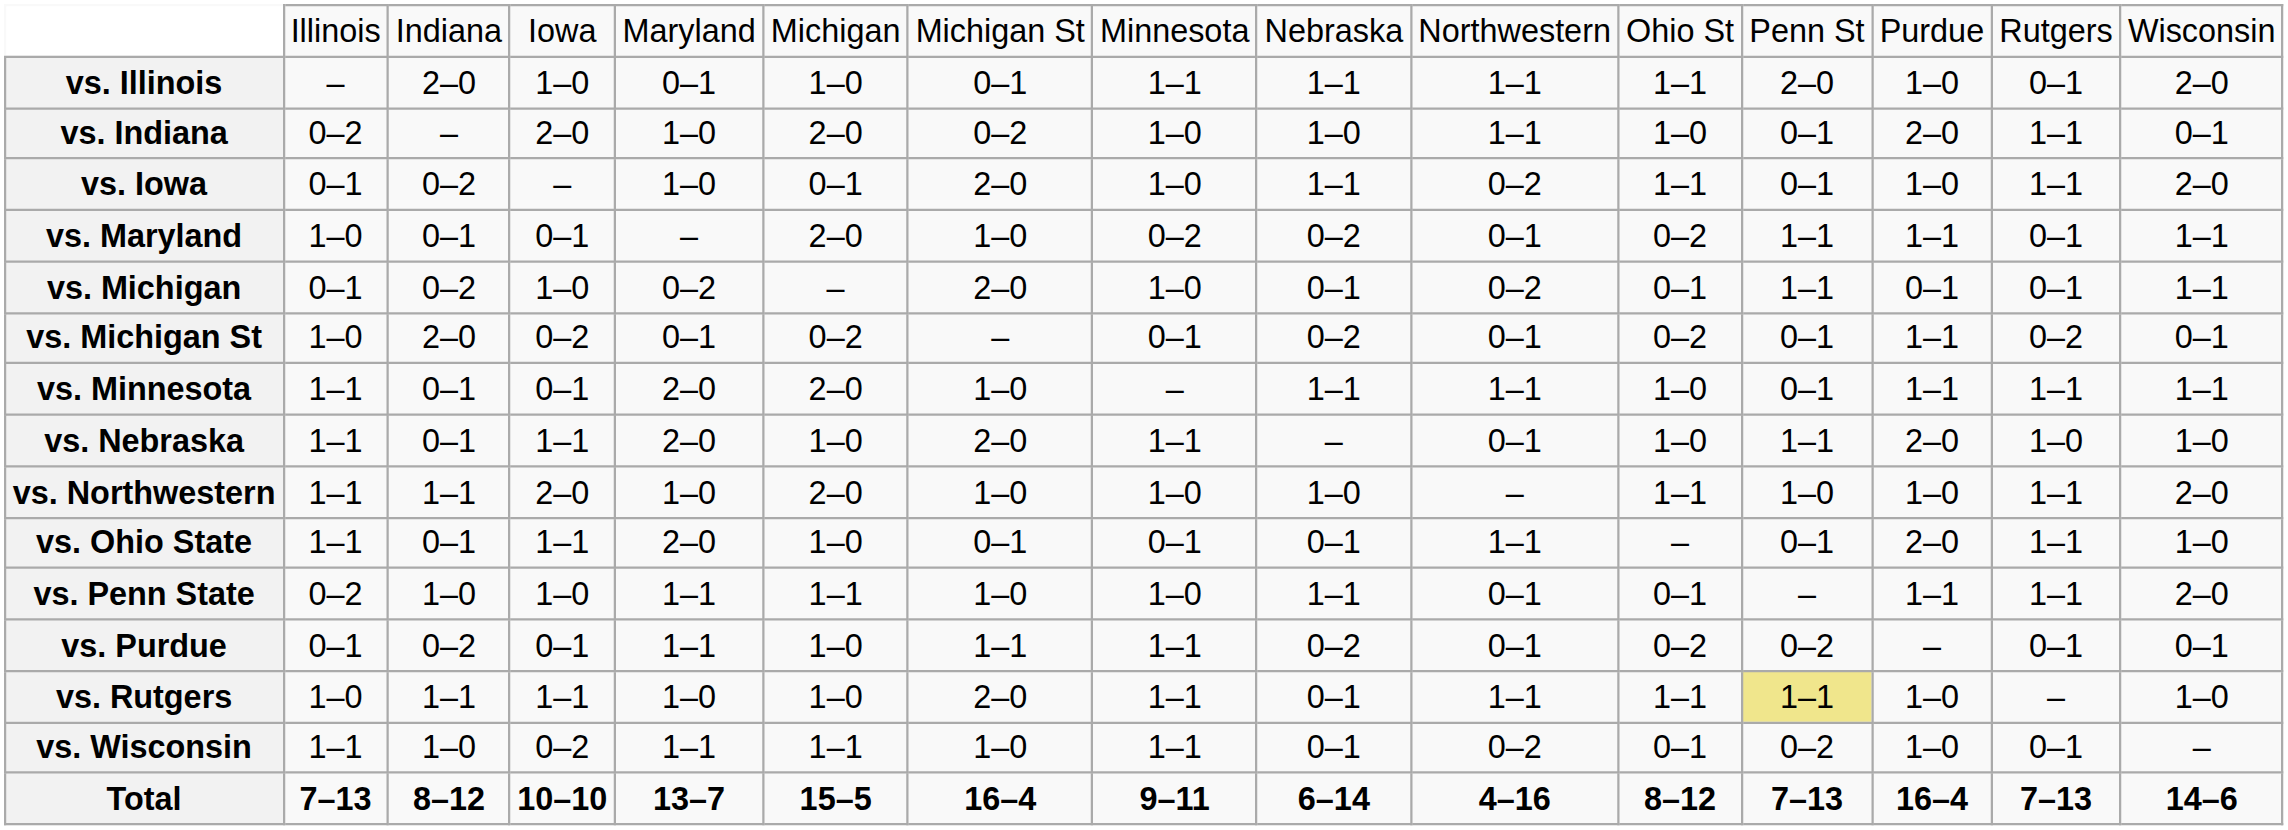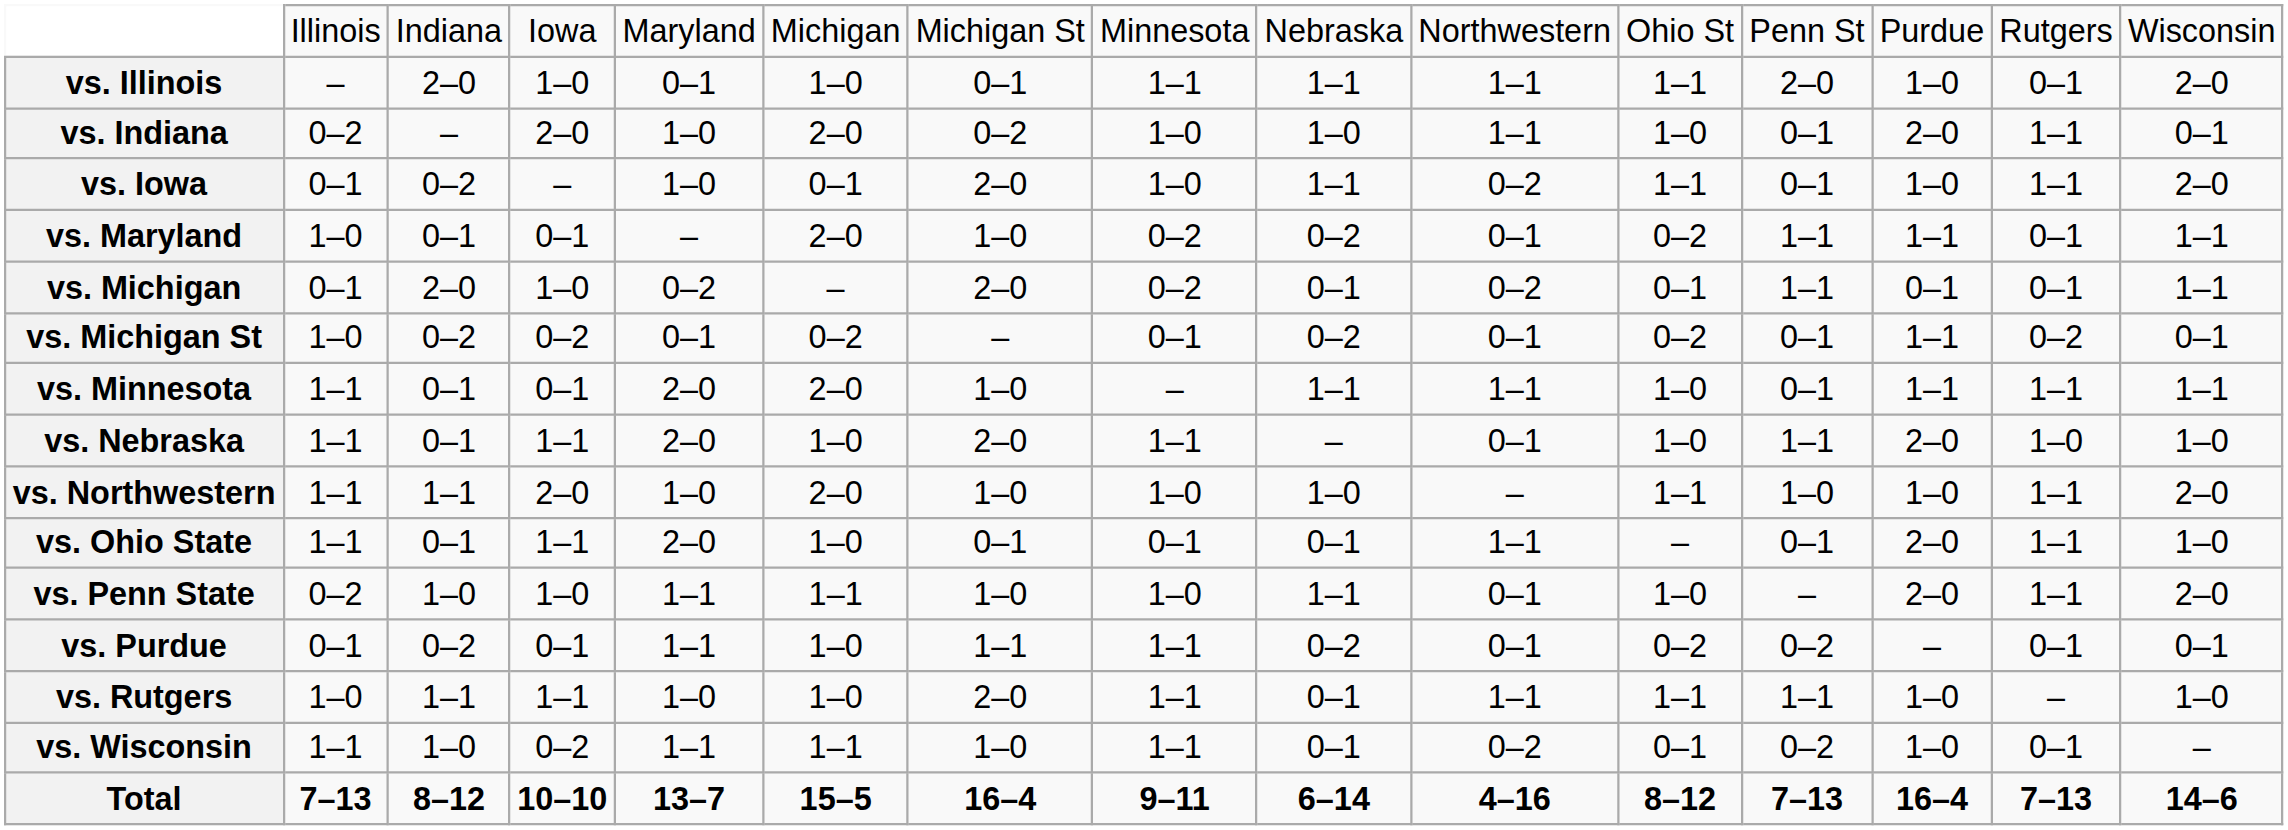(449, 287) 0–2 -> (449, 287) 2–0
(1175, 287) 1–0 -> (1175, 287) 0–2
(449, 338) 2–0 -> (449, 338) 0–2
(1680, 594) 0–1 -> (1680, 594) 1–0
(1932, 594) 1–1 -> (1932, 594) 2–0
(1807, 697) khaki background -> (1807, 697) no background
